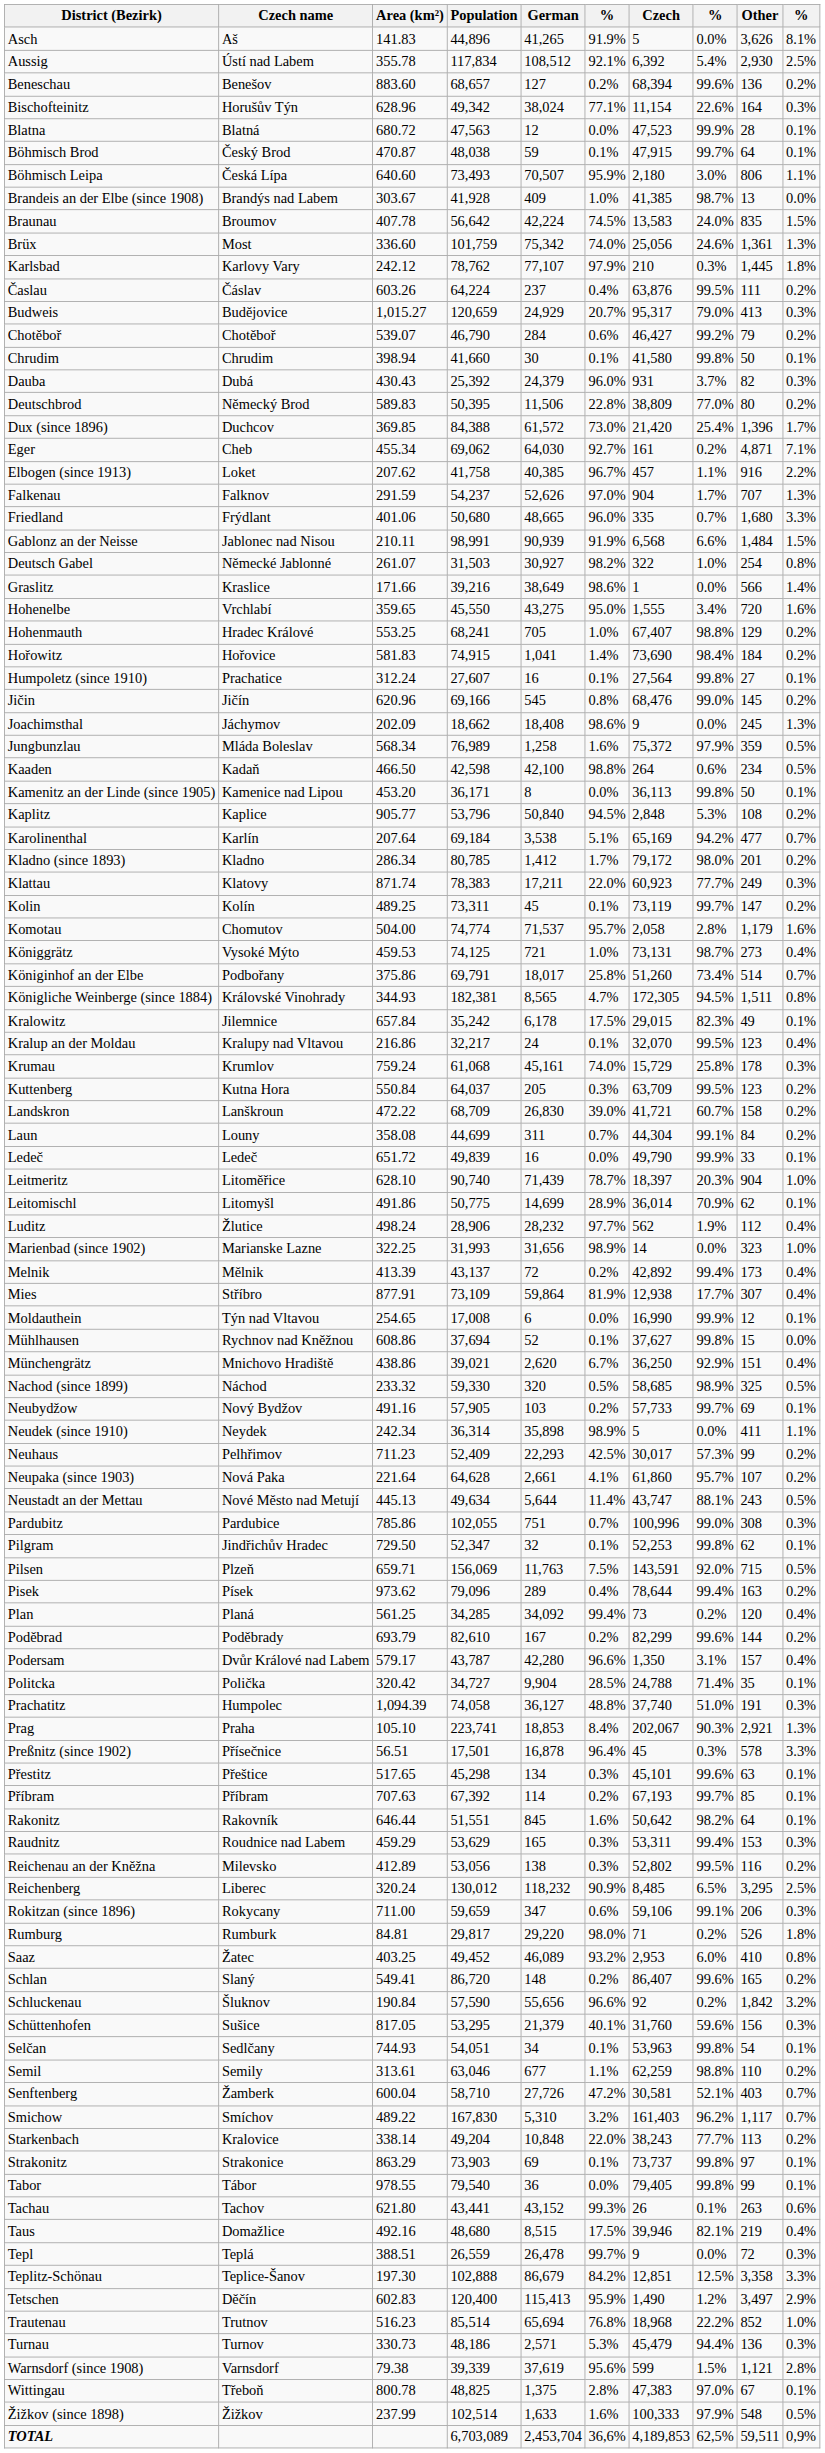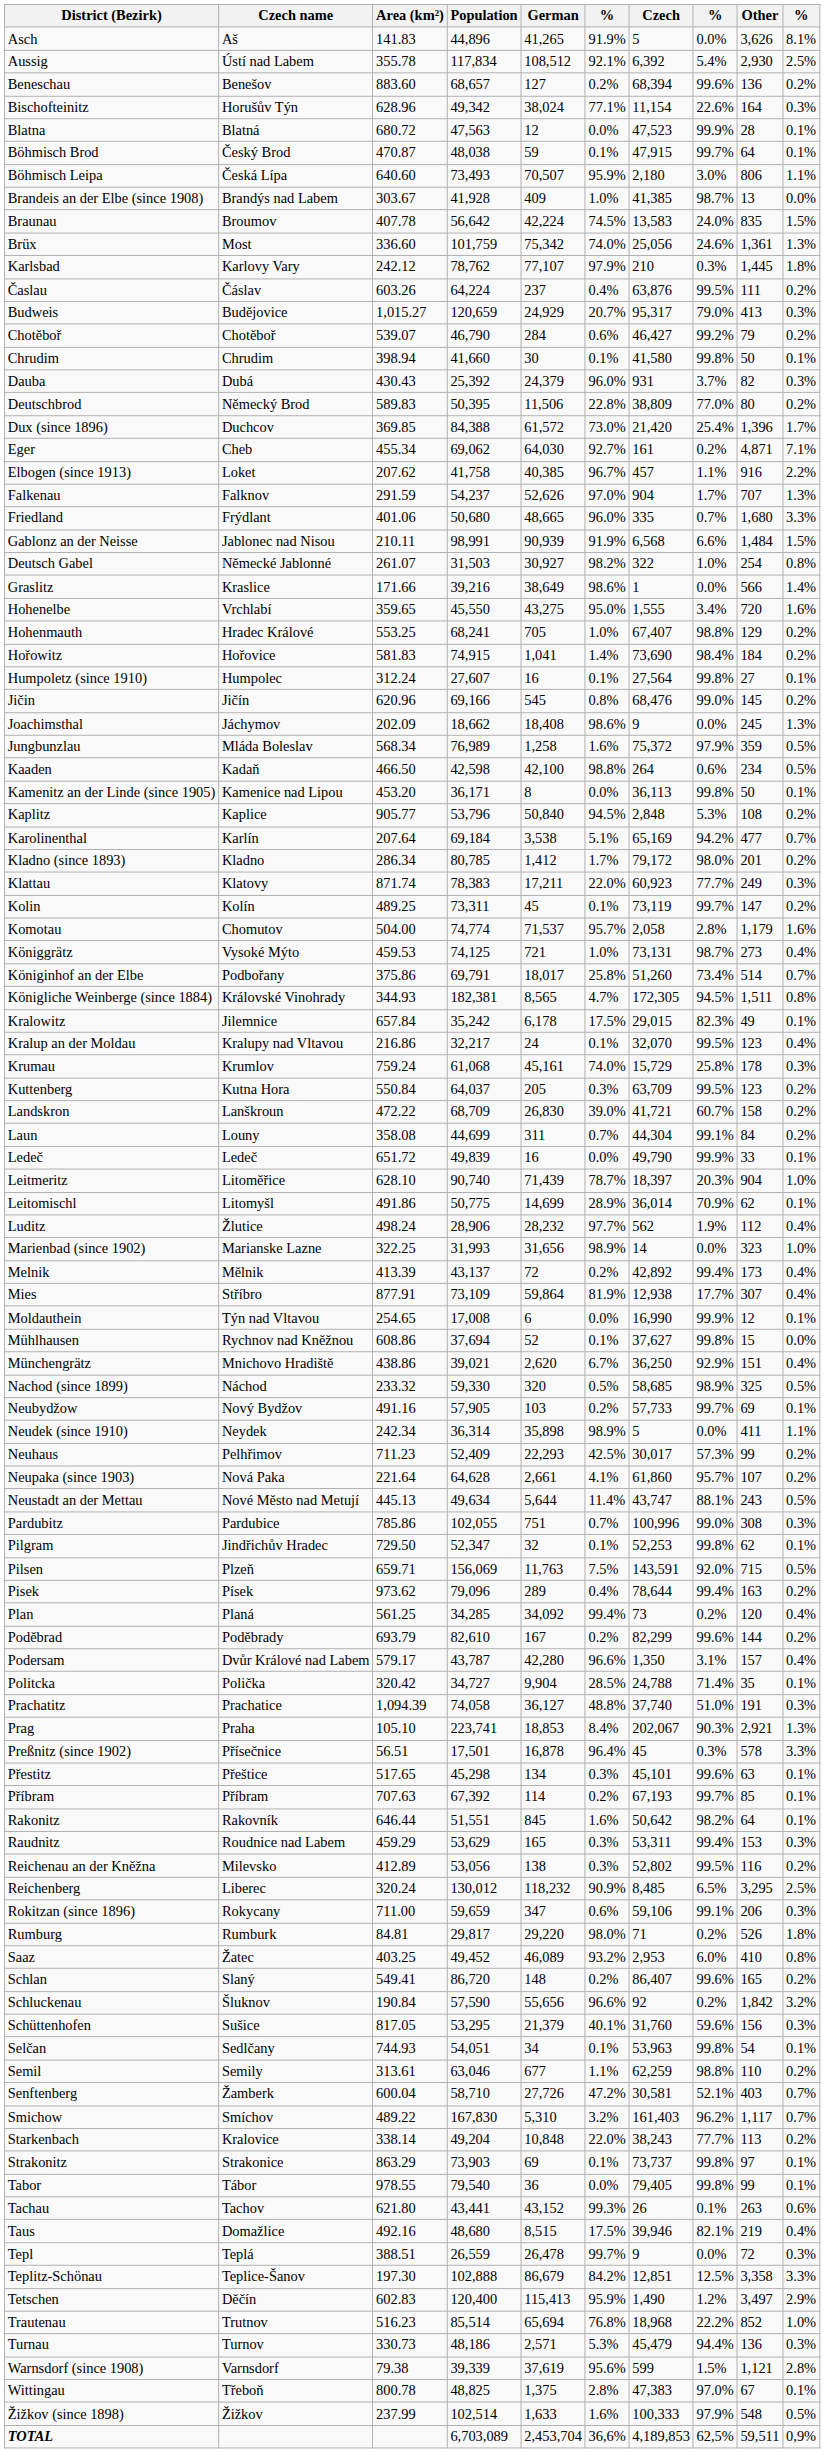(252, 678) Prachatice -> (252, 678) Humpolec
(252, 1705) Humpolec -> (252, 1705) Prachatice
